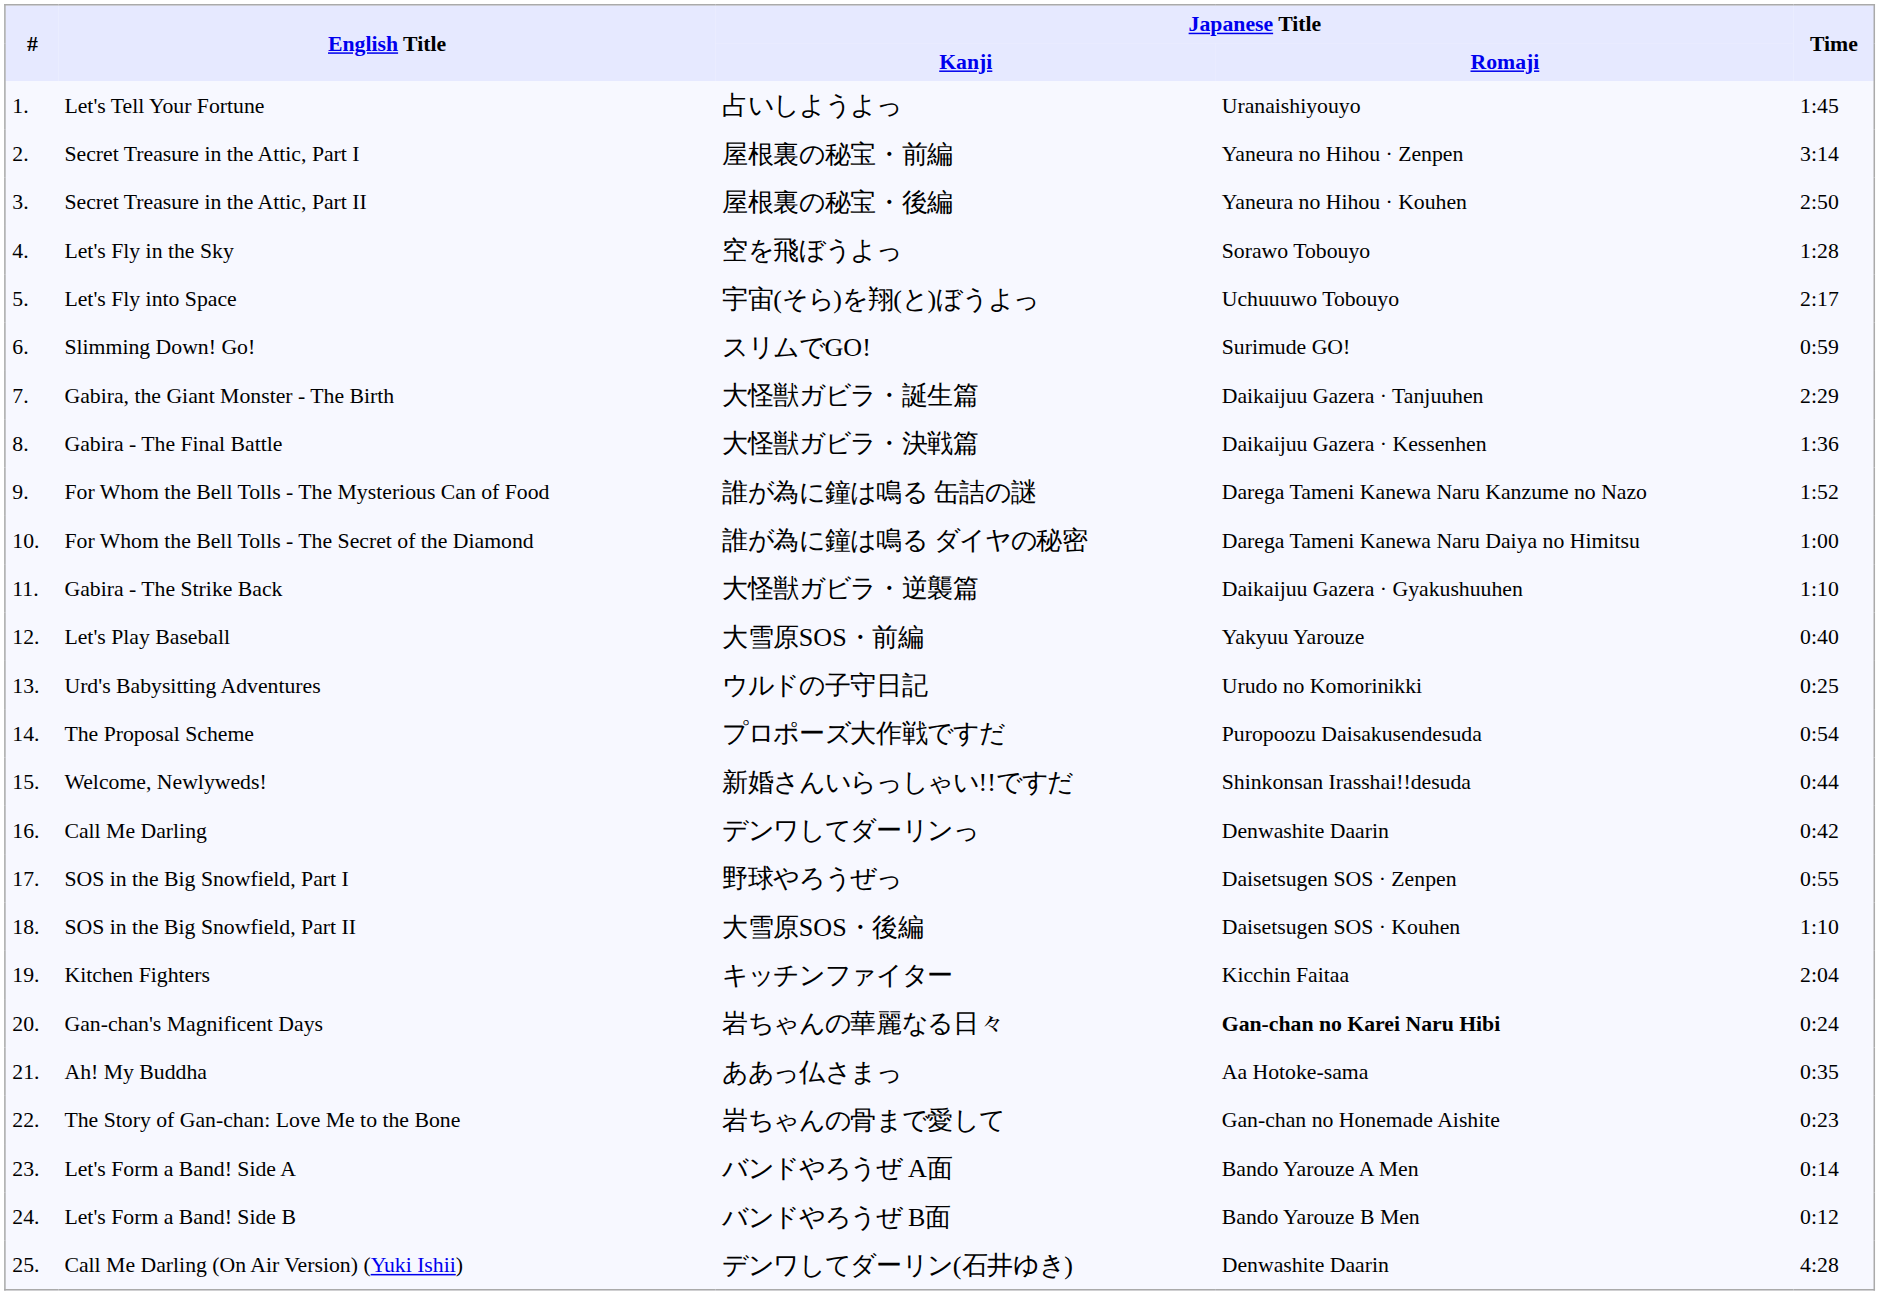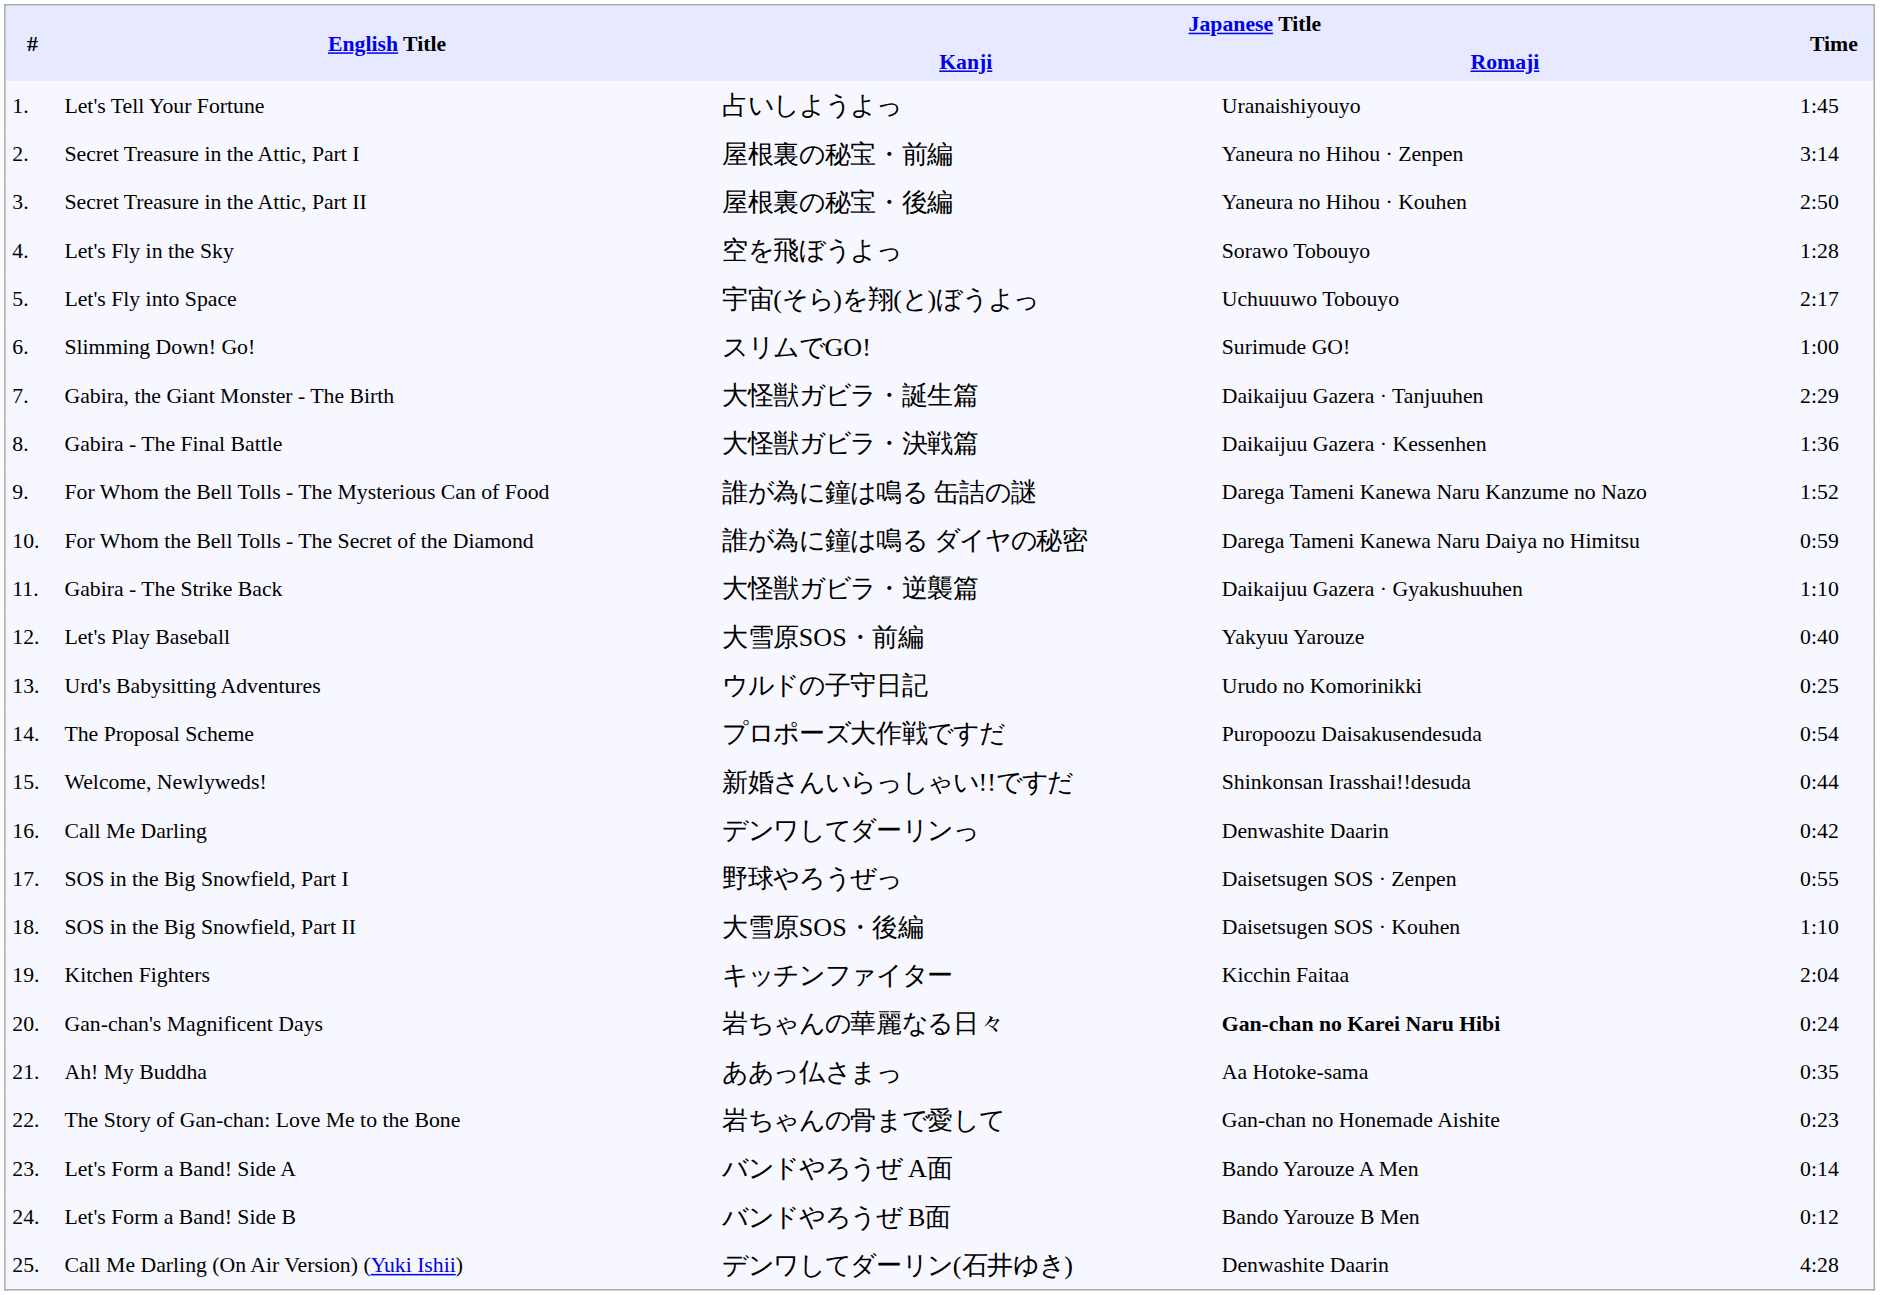(1819, 346) 0:59 -> (1819, 346) 1:00
(1819, 539) 1:00 -> (1819, 539) 0:59
